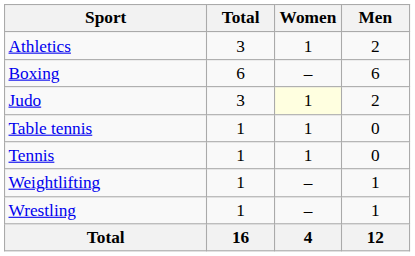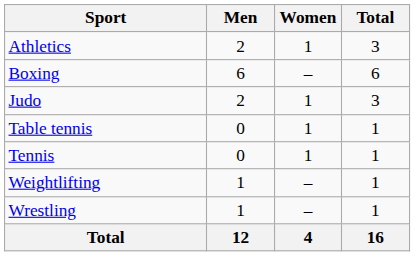columns swapped: (375, 18) <-> (241, 18)
(308, 100) lightyellow background -> (308, 100) no background
